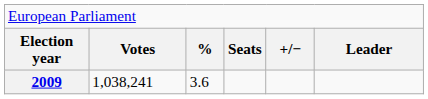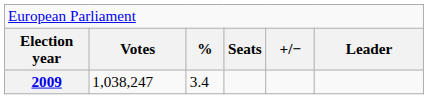(123, 81) 1,038,241 -> (123, 81) 1,038,247
(199, 81) 3.6 -> (199, 81) 3.4
